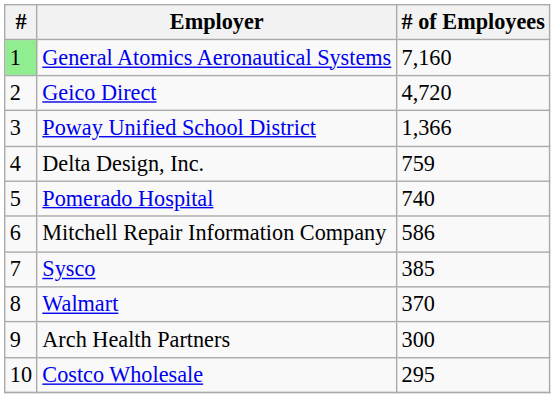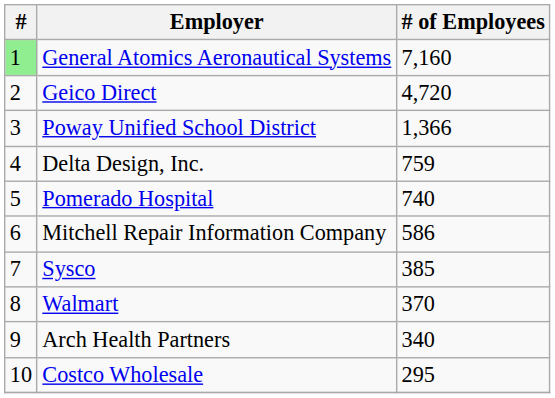(418, 339) 300 -> (418, 339) 340
